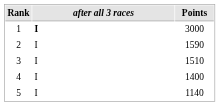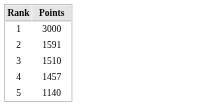- column: (103, 13)
(195, 45) 1590 -> (52, 45) 1591
(195, 77) 1400 -> (52, 77) 1457
